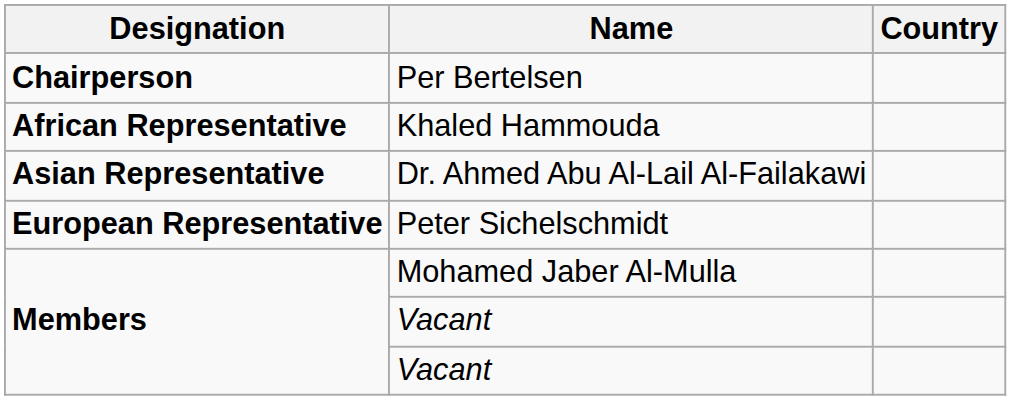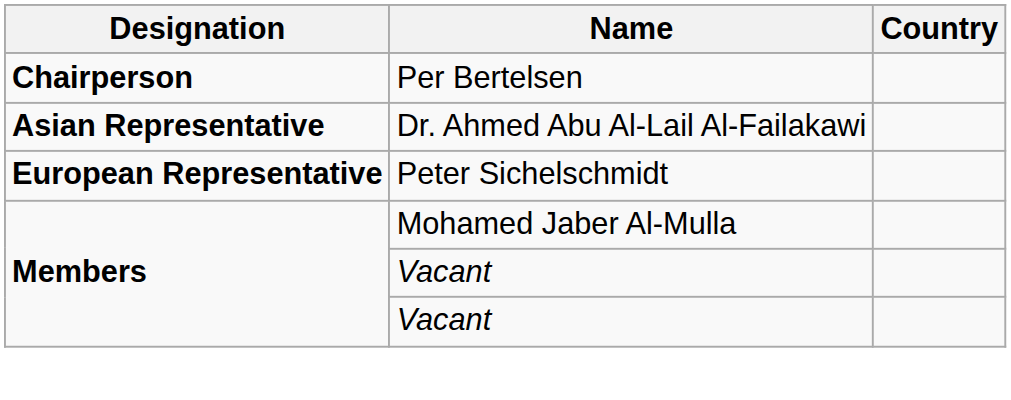- row: (179, 126)
